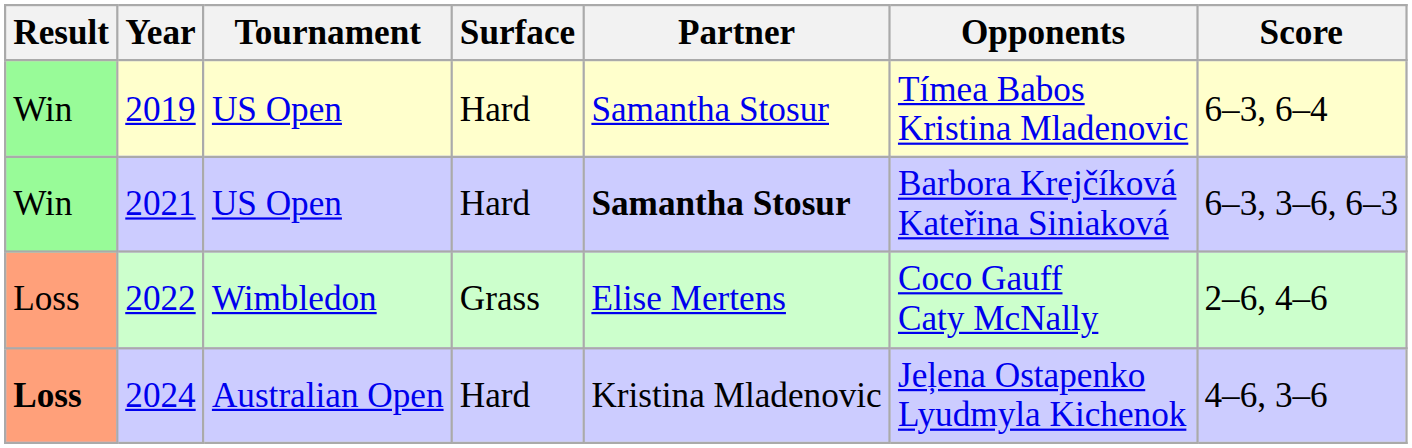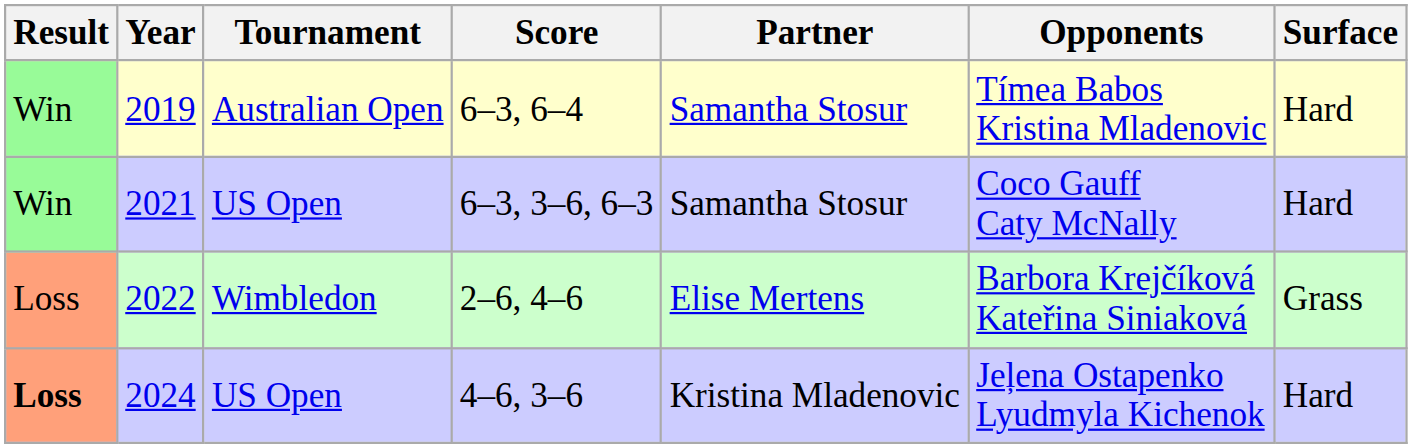columns swapped: (517, 32) <-> (1301, 32)
(277, 108) US Open -> (328, 108) Australian Open
(721, 203) bold -> (788, 203) normal
(1037, 203) Barbora Krejčíková Kateřina Siniaková -> (1076, 203) Coco Gauff Caty McNally
(998, 298) Coco Gauff Caty McNally -> (1115, 298) Barbora Krejčíková Kateřina Siniaková
(328, 394) Australian Open -> (277, 394) US Open
